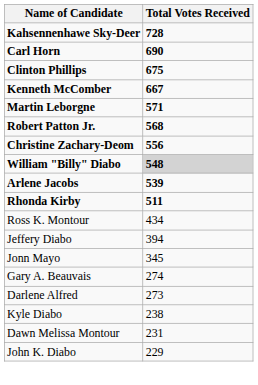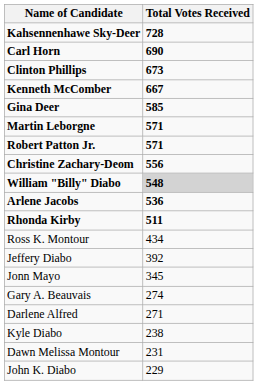(155, 70) 675 -> (155, 70) 673
+ row: (33, 107)
(155, 126) 568 -> (155, 145) 571
(155, 182) 539 -> (155, 201) 536
(155, 239) 394 -> (155, 257) 392
(155, 295) 273 -> (155, 314) 271
